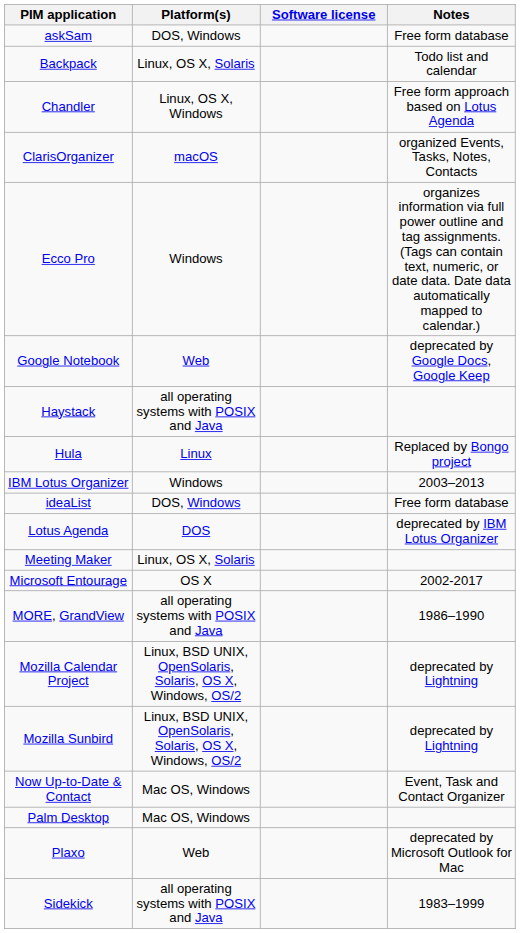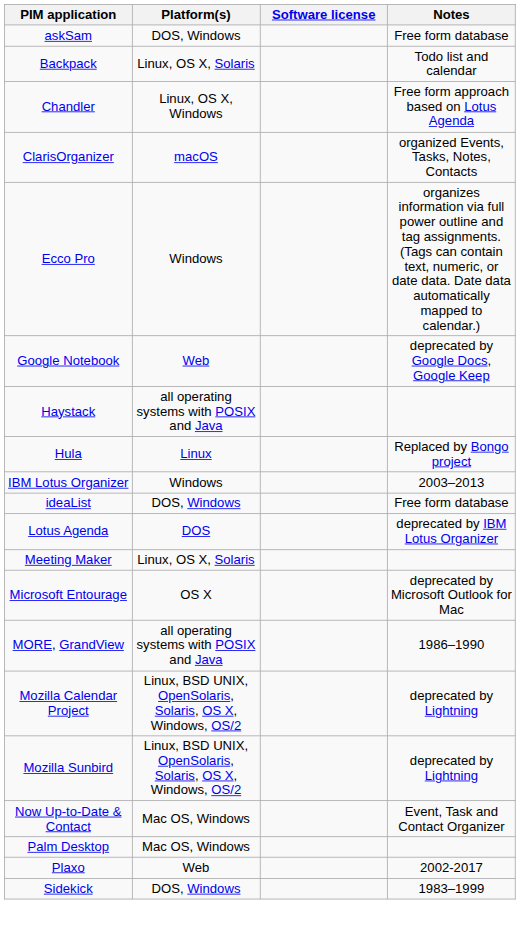(451, 580) 2002-2017 -> (451, 595) deprecated by Microsoft Outlook for Mac
(451, 853) deprecated by Microsoft Outlook for Mac -> (451, 867) 2002-2017
(196, 903) all operating systems with POSIX and Java -> (196, 888) DOS, Windows
